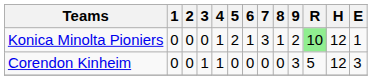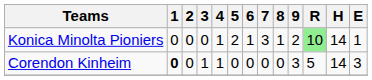(338, 39) 12 -> (338, 39) 14
(174, 63) normal -> (174, 63) bold
(338, 63) 12 -> (338, 63) 14
